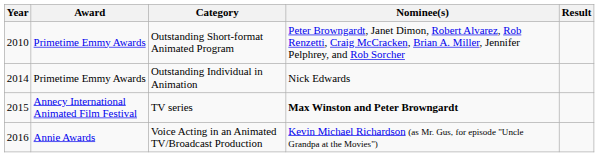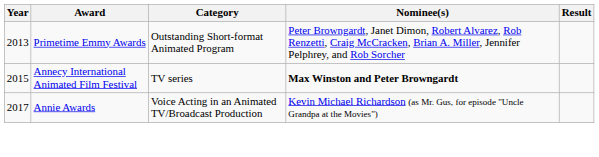(18, 42) 2010 -> (18, 42) 2013
- row: (207, 78)
(18, 137) 2016 -> (18, 107) 2017
